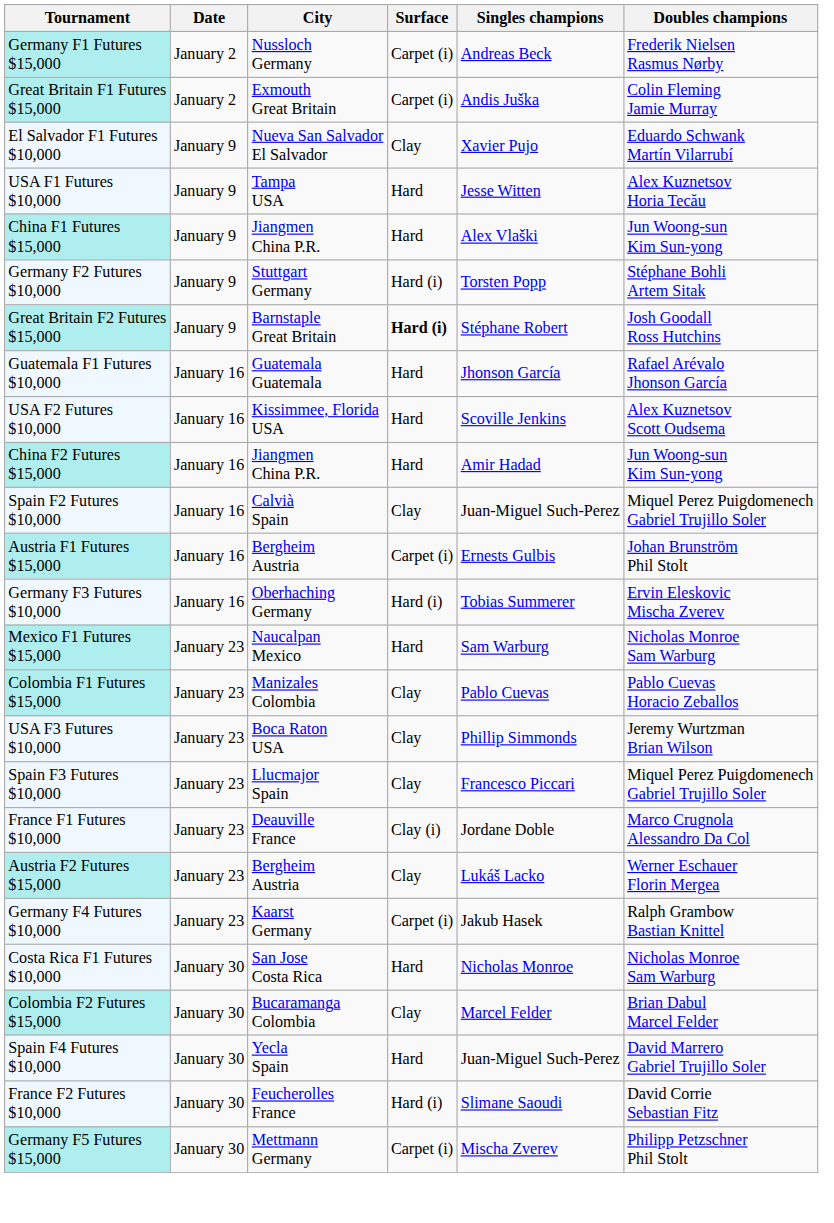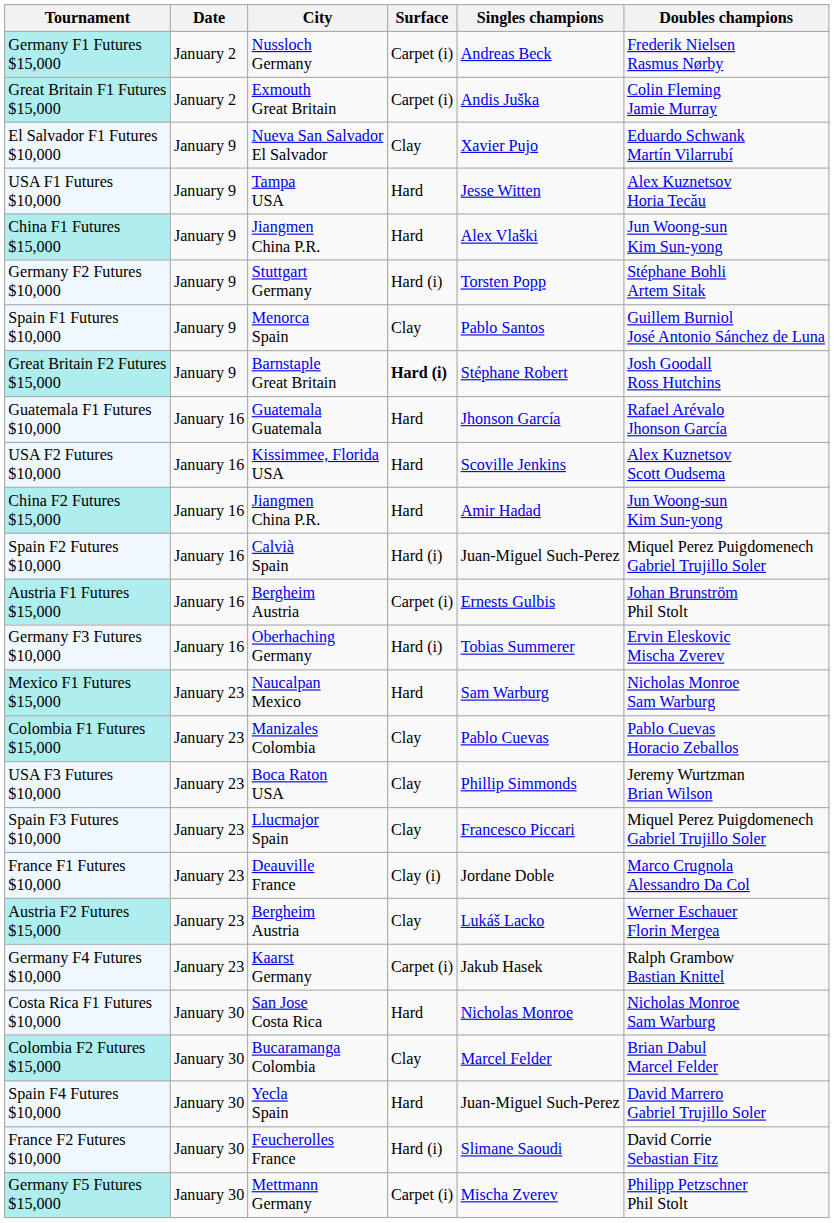+ row: (63, 328)
(406, 510) Clay -> (417, 556) Hard (i)
